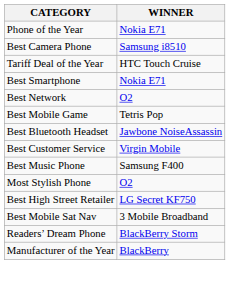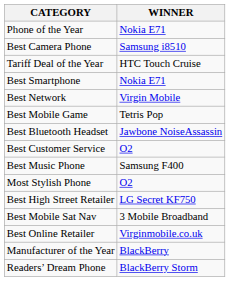(126, 98) O2 -> (150, 98) Virgin Mobile
(150, 149) Virgin Mobile -> (126, 149) O2
+ row: (51, 234)
rows swapped: (56, 234) <-> (61, 251)
